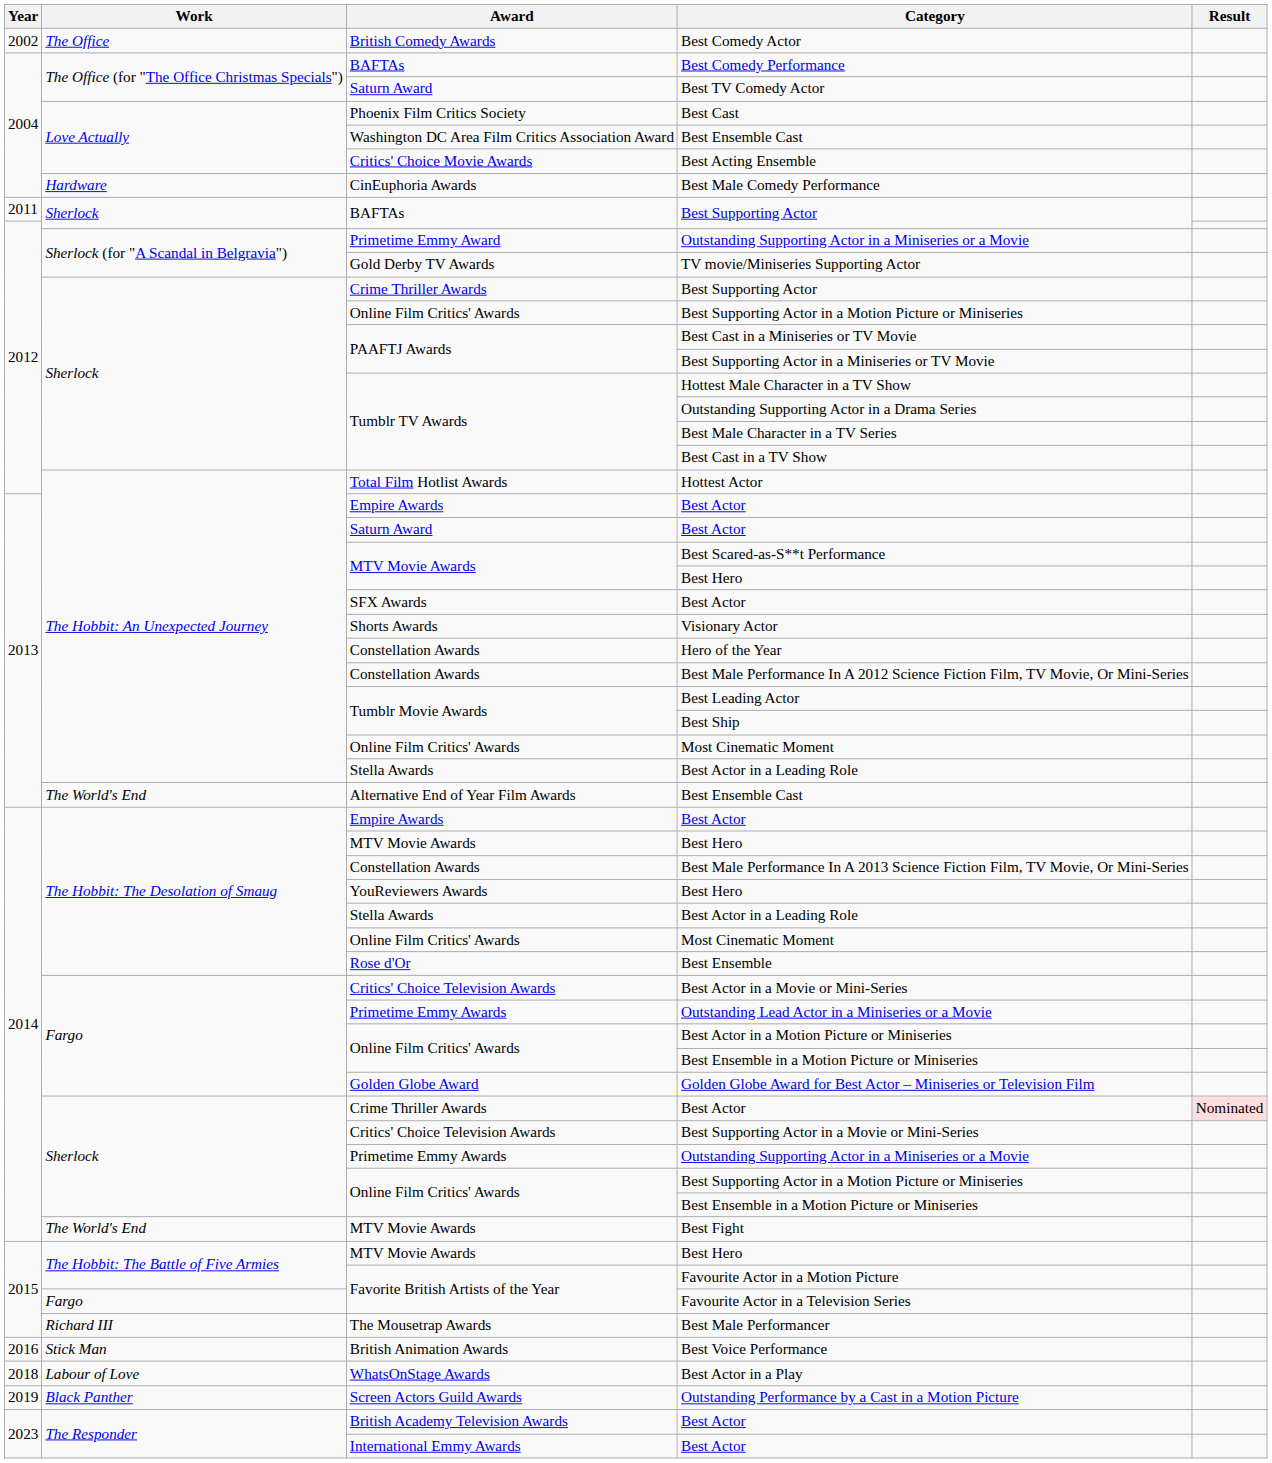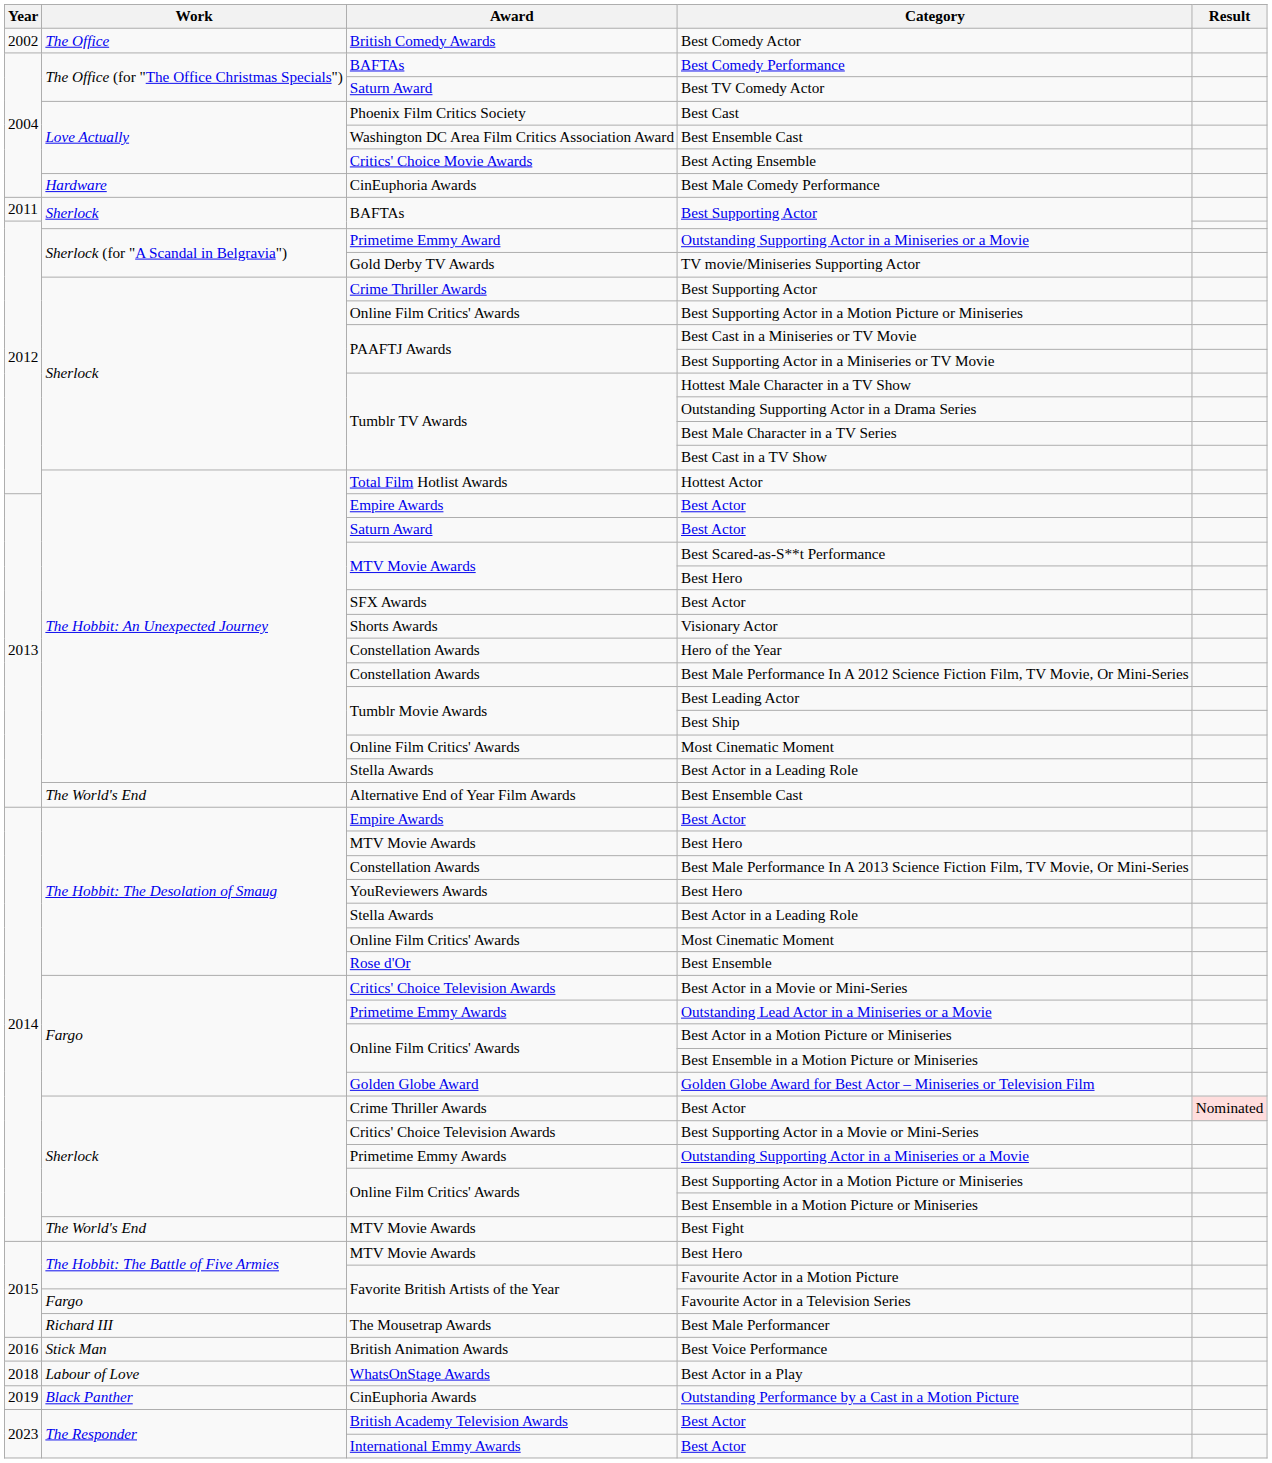(436, 1397) Screen Actors Guild Awards -> (413, 1397) CinEuphoria Awards
